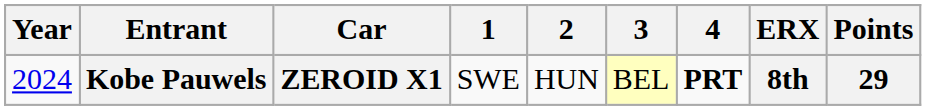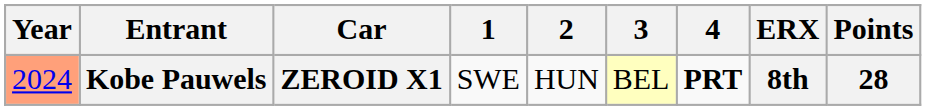(42, 78) no background -> (42, 78) lightsalmon background
(873, 78) 29 -> (873, 78) 28
